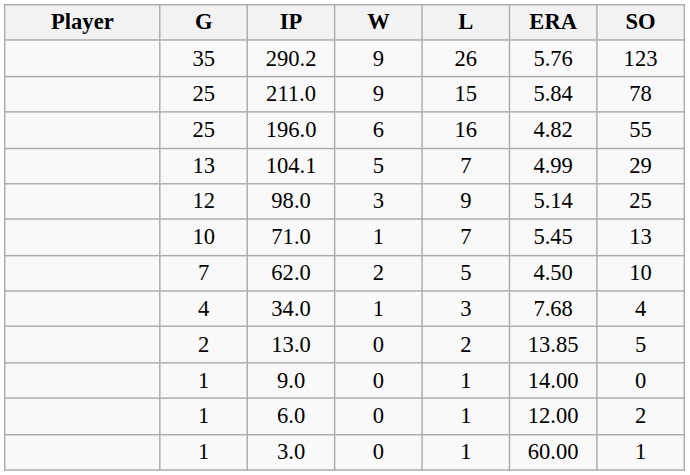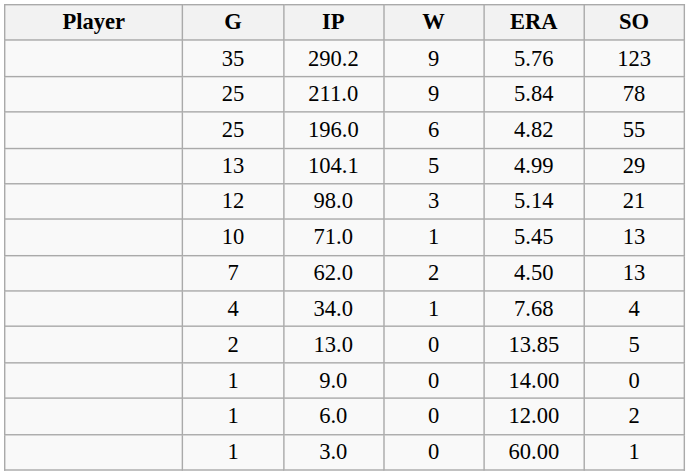- column: (466, 22)
(641, 201) 25 -> (634, 201) 21
(641, 272) 10 -> (634, 272) 13
